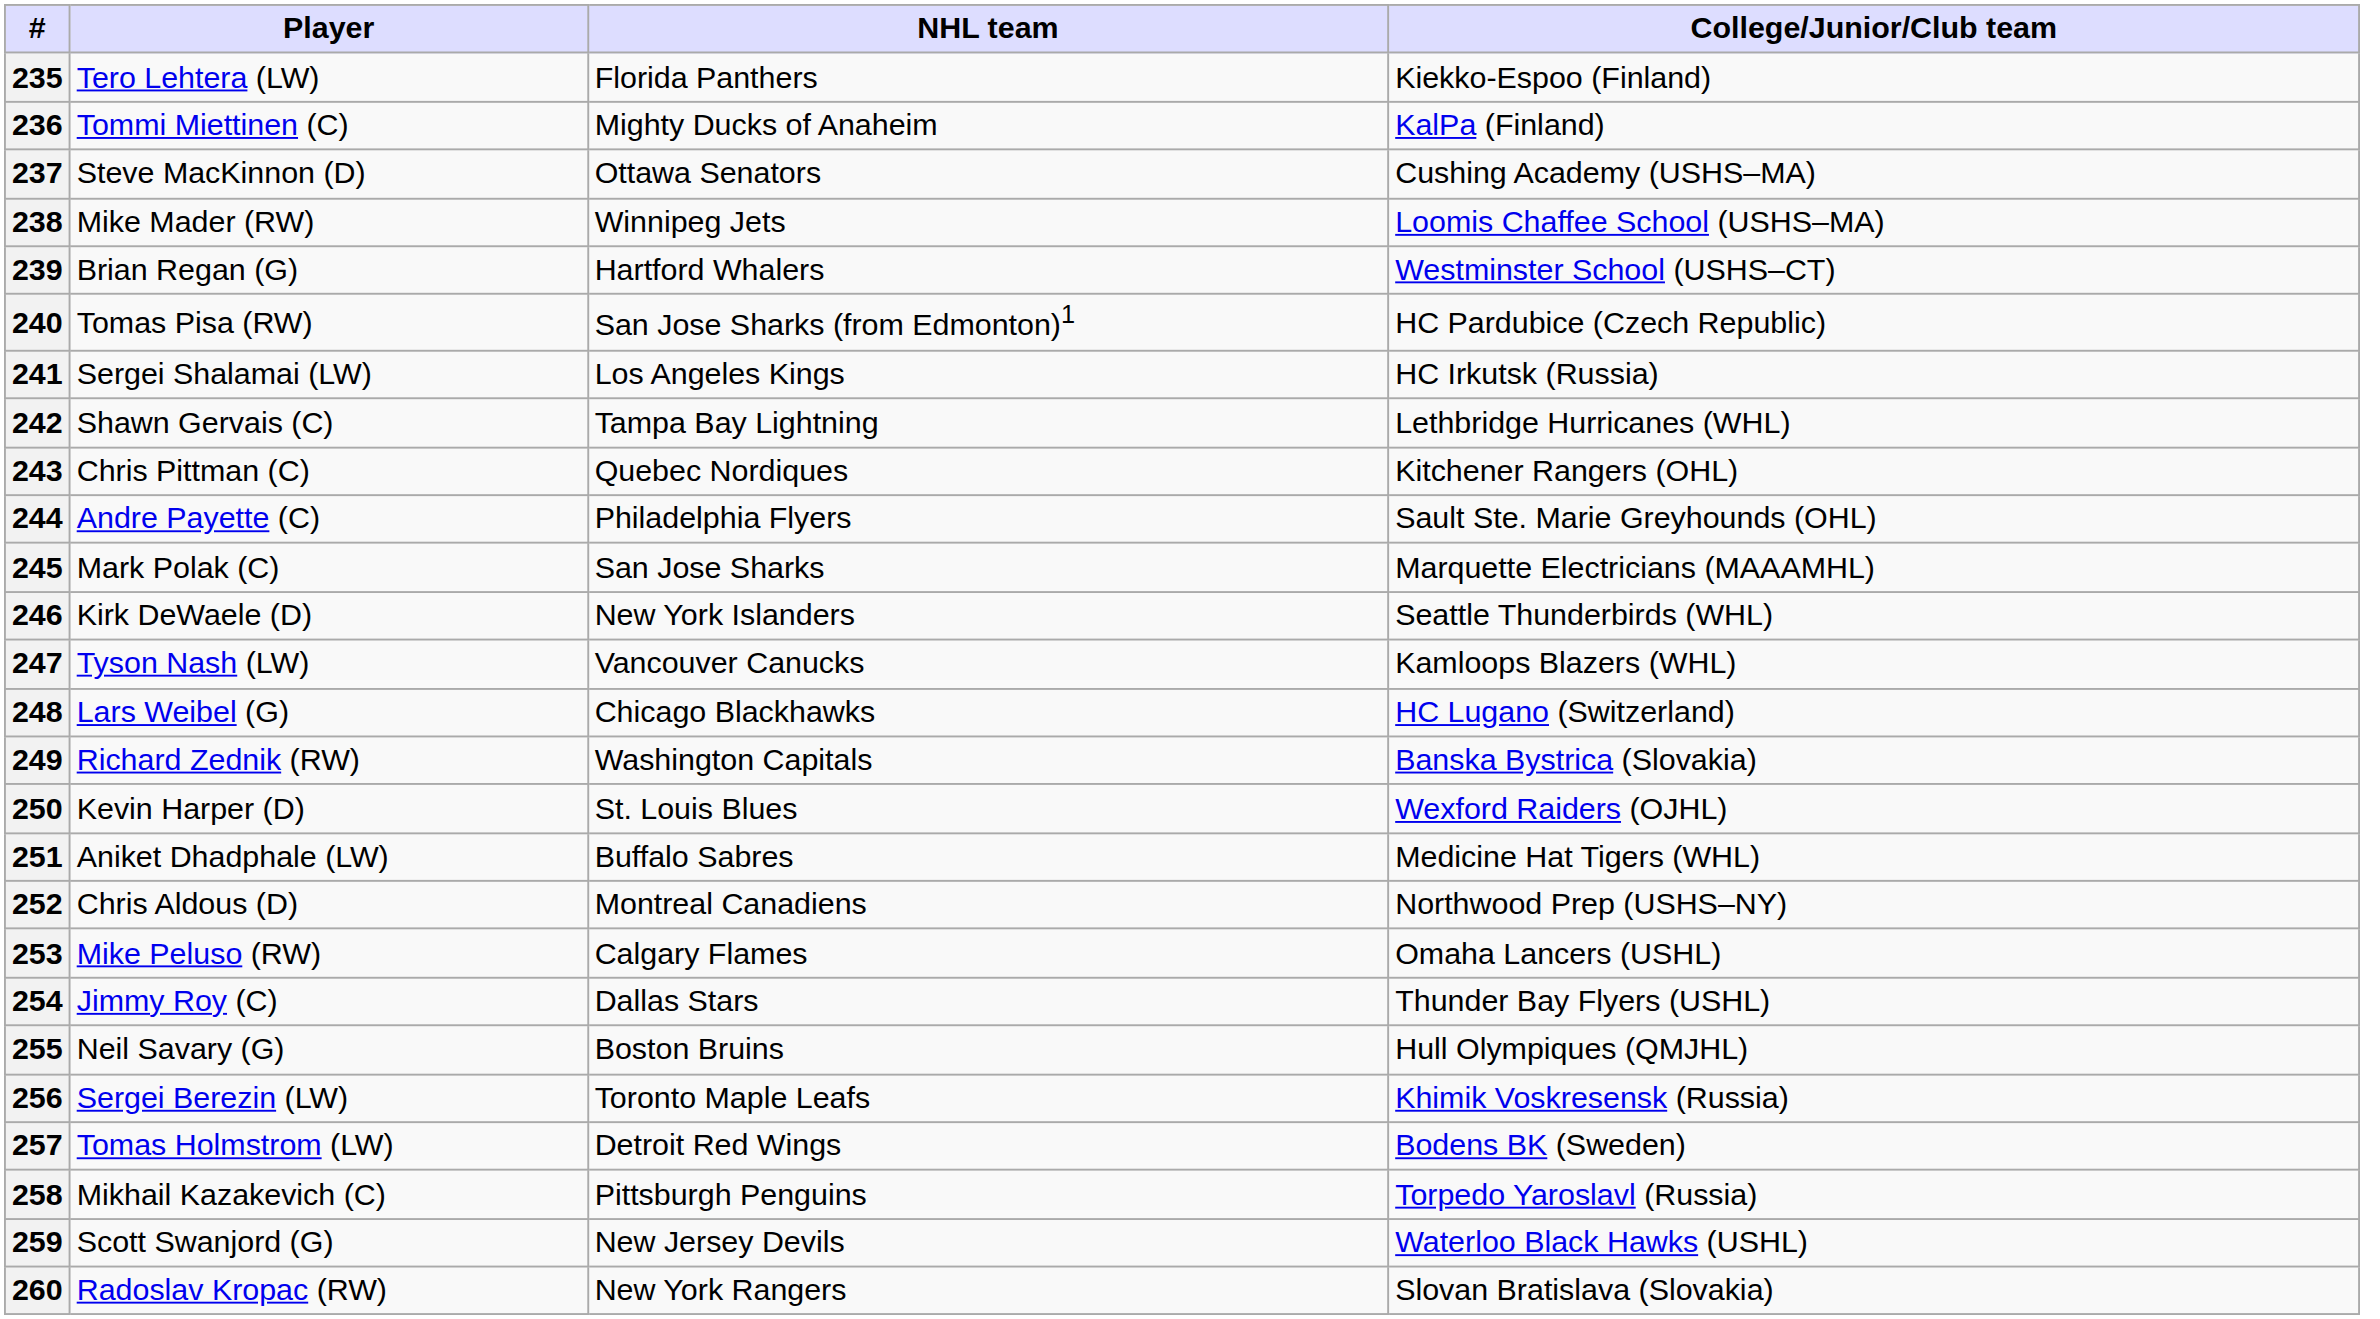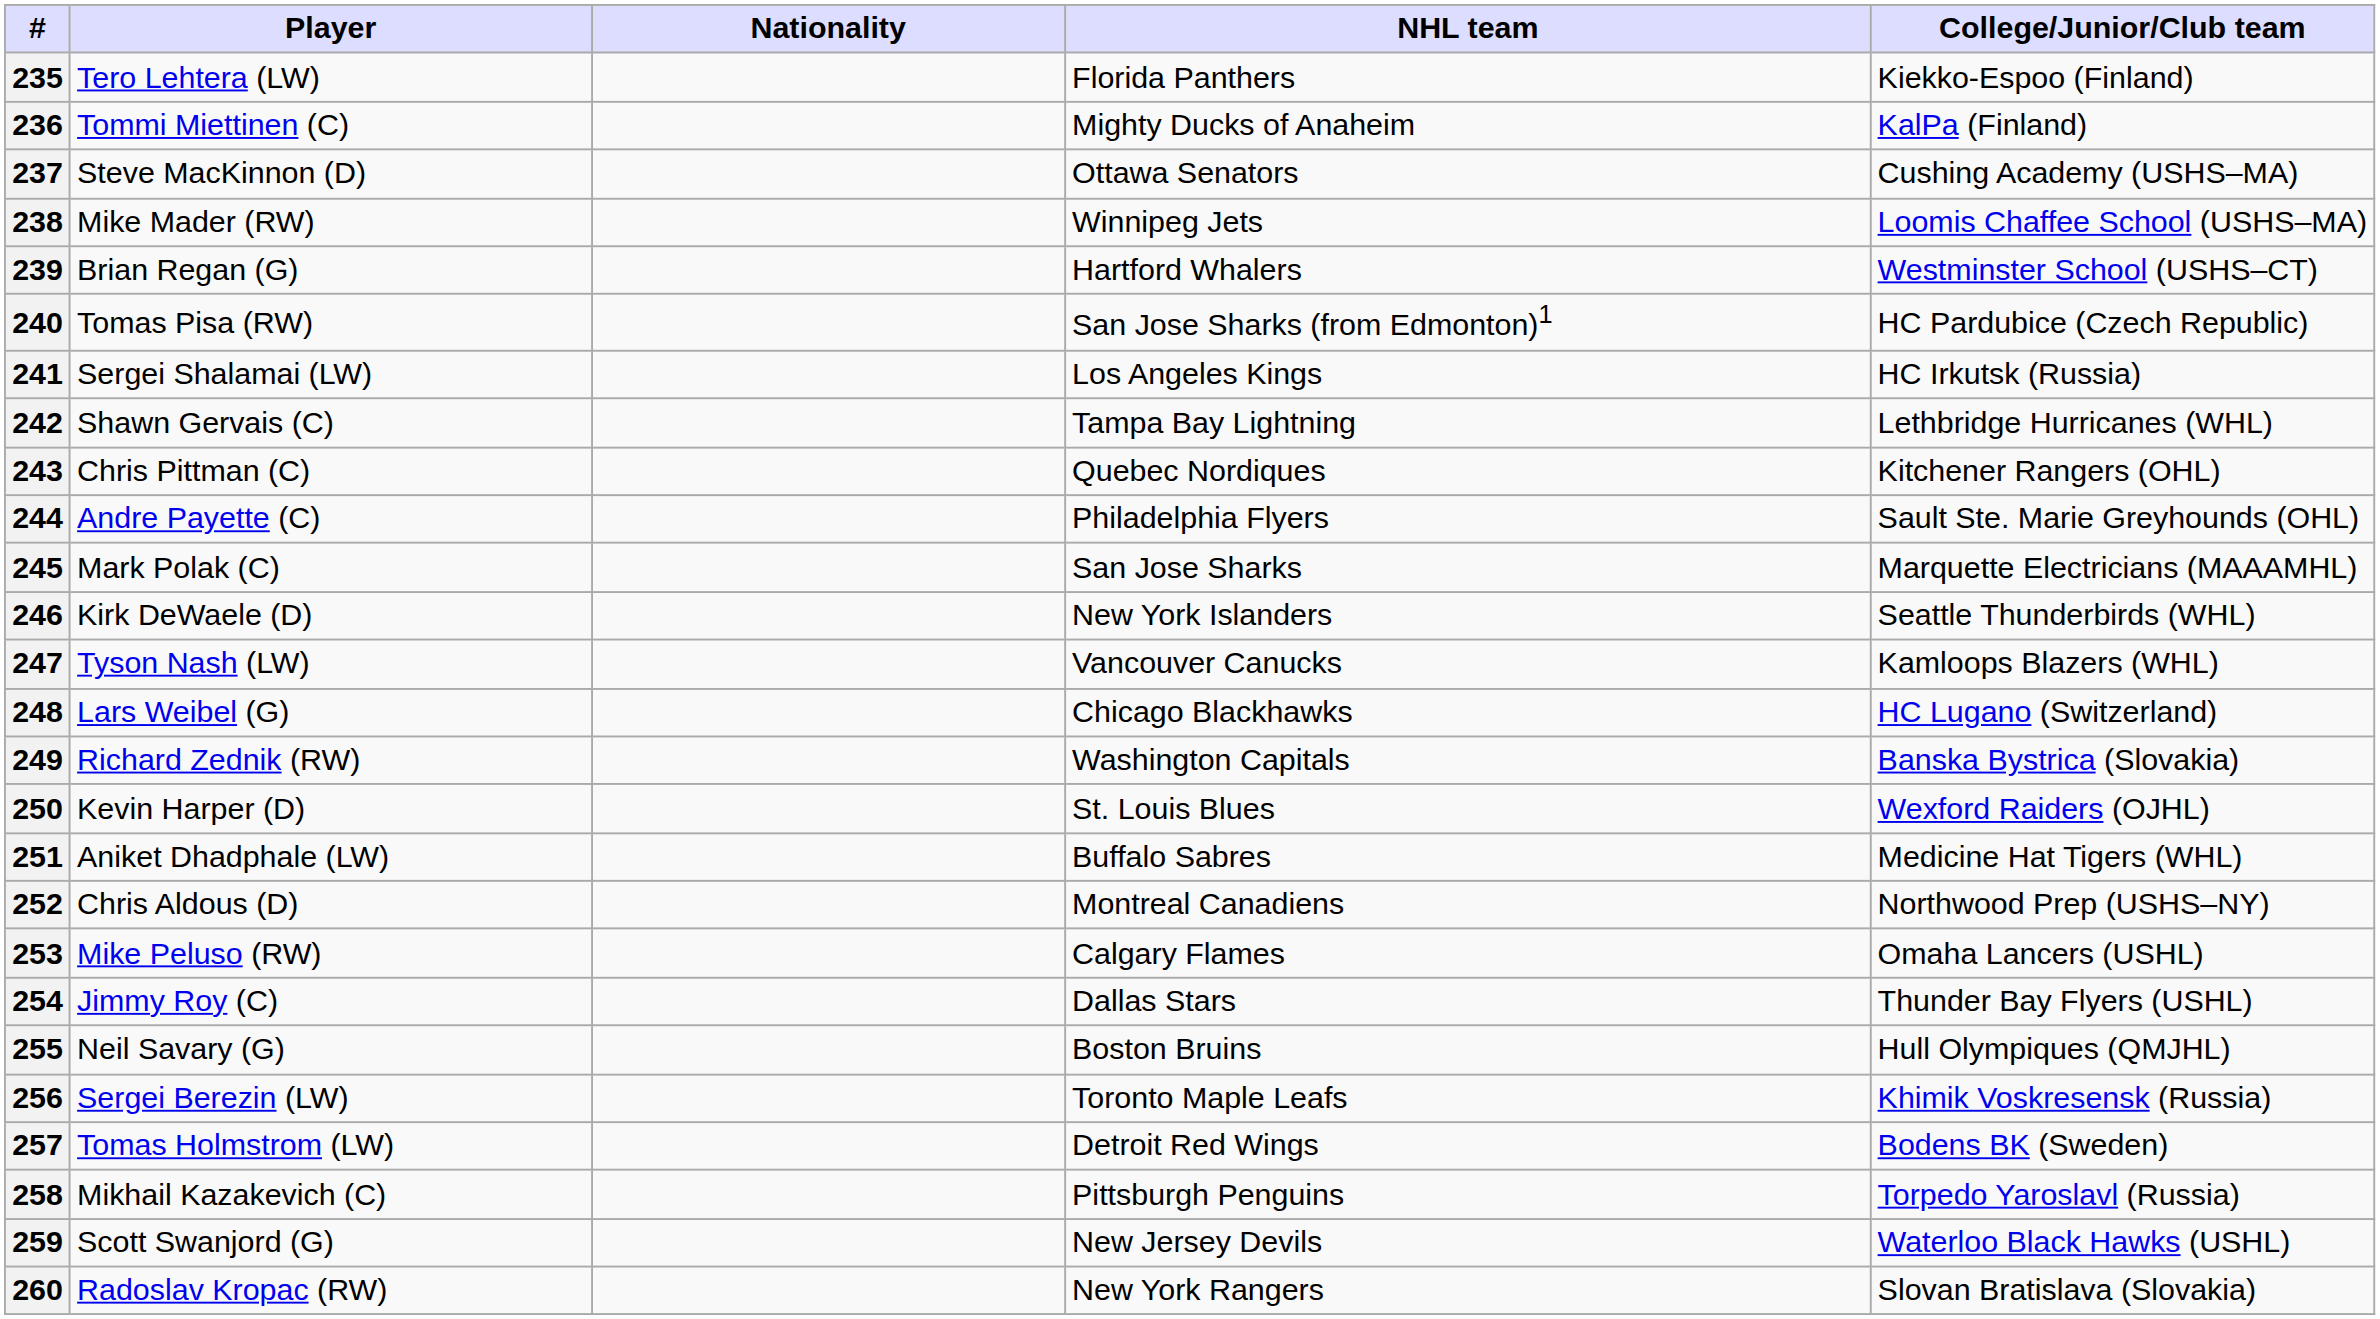+ column: (828, 28)
